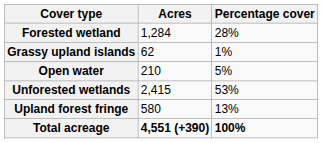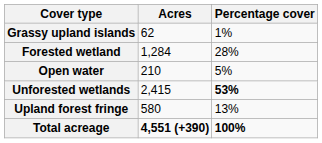rows swapped: (71, 33) <-> (71, 52)
(227, 90) normal -> (227, 90) bold
